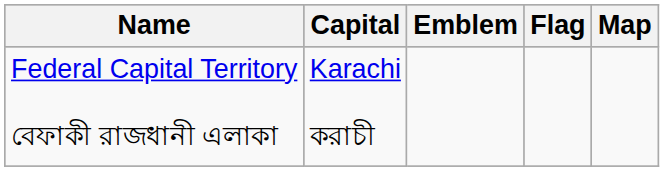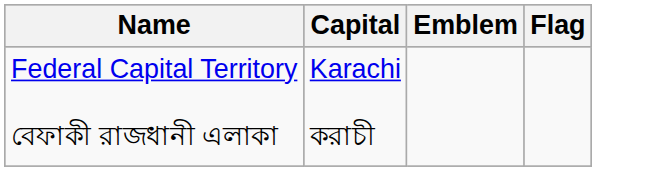- column: (625, 25)
